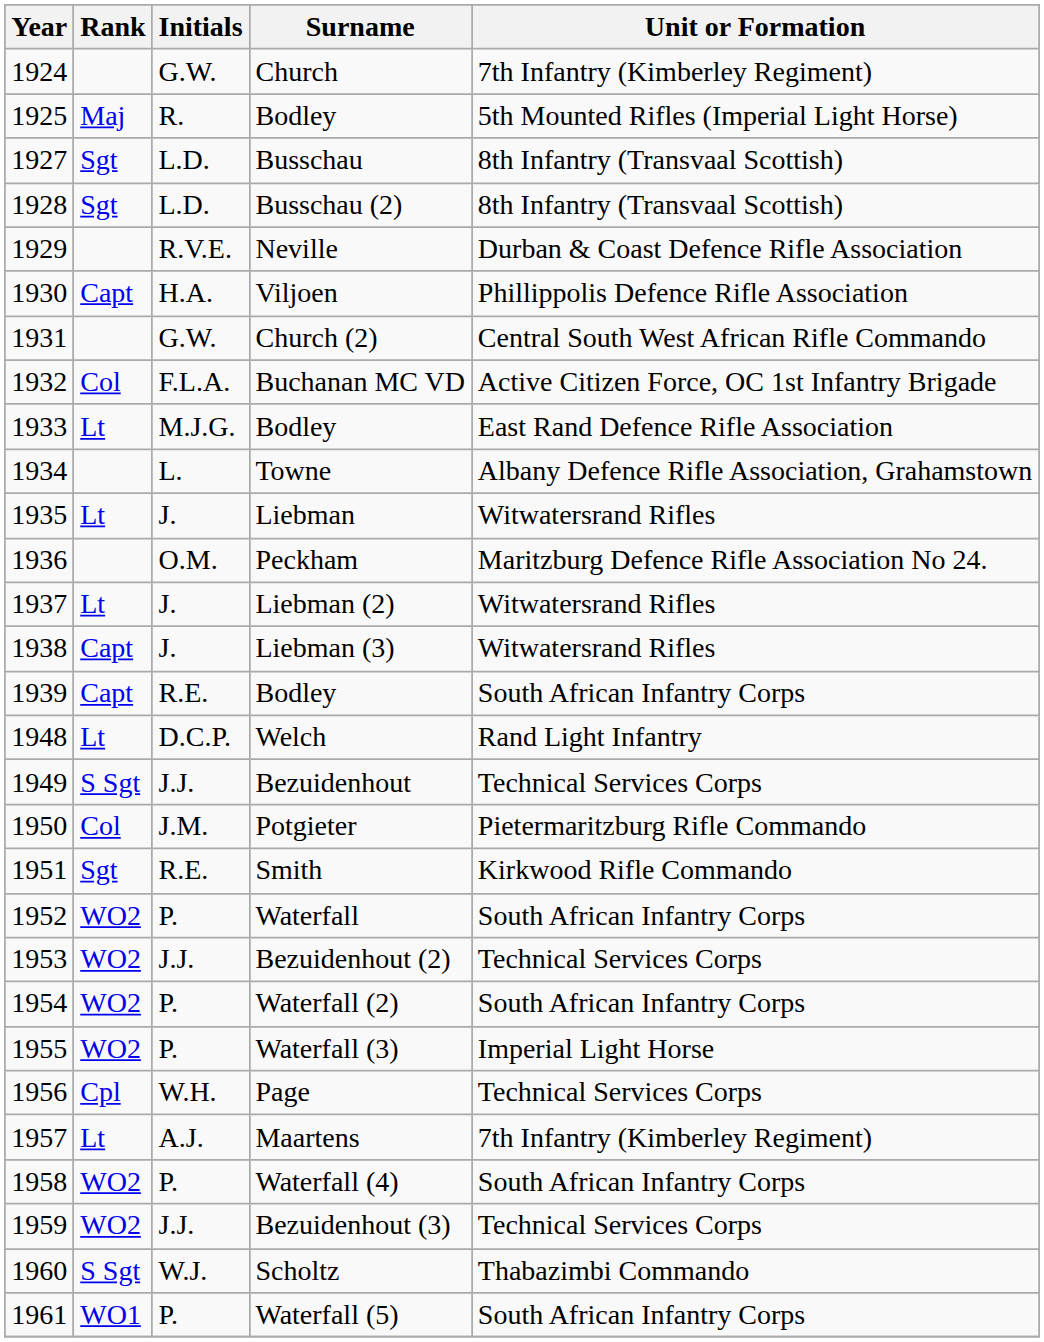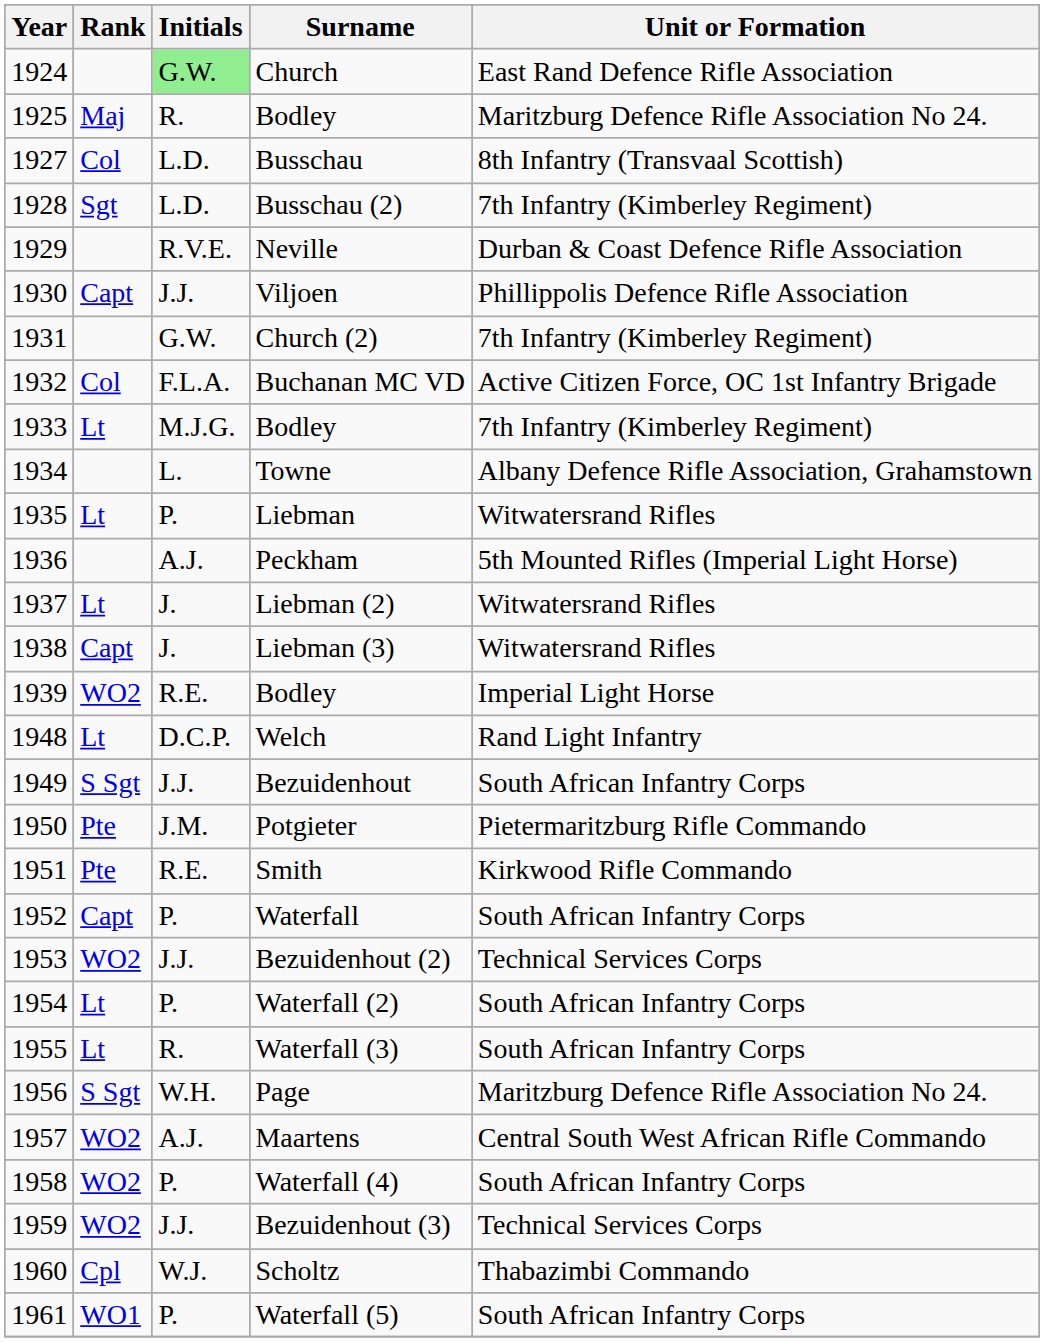(188, 71) no background -> (188, 71) lightgreen background
(675, 71) 7th Infantry (Kimberley Regiment) -> (685, 71) East Rand Defence Rifle Association
(718, 115) 5th Mounted Rifles (Imperial Light Horse) -> (733, 115) Maritzburg Defence Rifle Association No 24.
(99, 159) Sgt -> (100, 159) Col
(660, 204) 8th Infantry (Transvaal Scottish) -> (675, 204) 7th Infantry (Kimberley Regiment)
(186, 293) H.A. -> (176, 293) J.J.
(732, 337) Central South West African Rifle Commando -> (675, 337) 7th Infantry (Kimberley Regiment)
(685, 426) East Rand Defence Rifle Association -> (675, 426) 7th Infantry (Kimberley Regiment)
(167, 515) J. -> (168, 515) P.
(188, 559) O.M. -> (181, 559) A.J.
(733, 559) Maritzburg Defence Rifle Association No 24. -> (718, 559) 5th Mounted Rifles (Imperial Light Horse)
(107, 692) Capt -> (111, 692) WO2
(642, 692) South African Infantry Corps -> (596, 692) Imperial Light Horse
(620, 781) Technical Services Corps -> (642, 781) South African Infantry Corps
(100, 826) Col -> (98, 826) Pte
(99, 870) Sgt -> (98, 870) Pte
(111, 914) WO2 -> (107, 914) Capt
(111, 1003) WO2 -> (93, 1003) Lt
(111, 1048) WO2 -> (93, 1048) Lt
(168, 1048) P. -> (171, 1048) R.
(596, 1048) Imperial Light Horse -> (642, 1048) South African Infantry Corps
(100, 1092) Cpl -> (110, 1092) S Sgt
(620, 1092) Technical Services Corps -> (733, 1092) Maritzburg Defence Rifle Association No 24.
(93, 1136) Lt -> (111, 1136) WO2
(675, 1136) 7th Infantry (Kimberley Regiment) -> (732, 1136) Central South West African Rifle Commando
(110, 1270) S Sgt -> (100, 1270) Cpl
